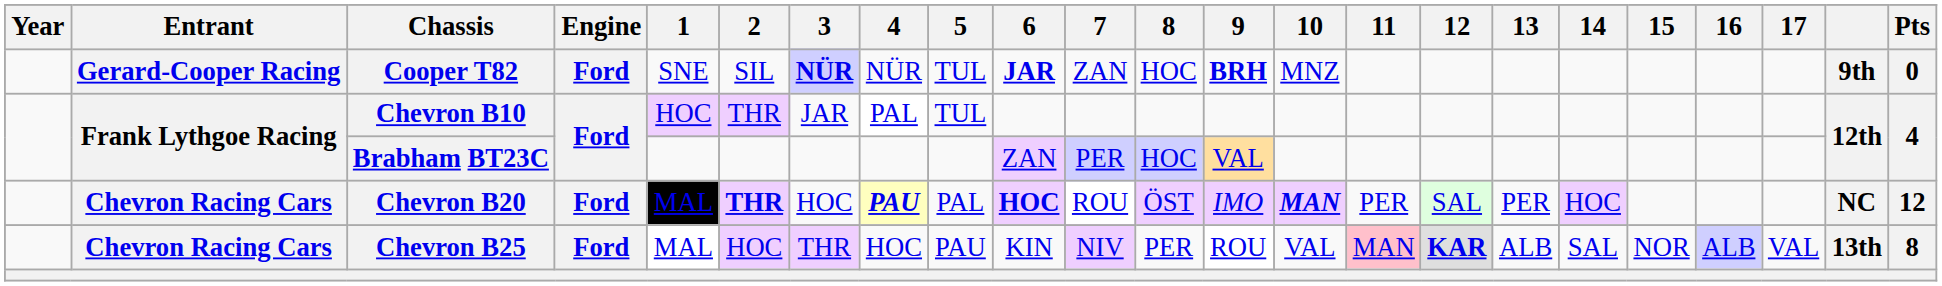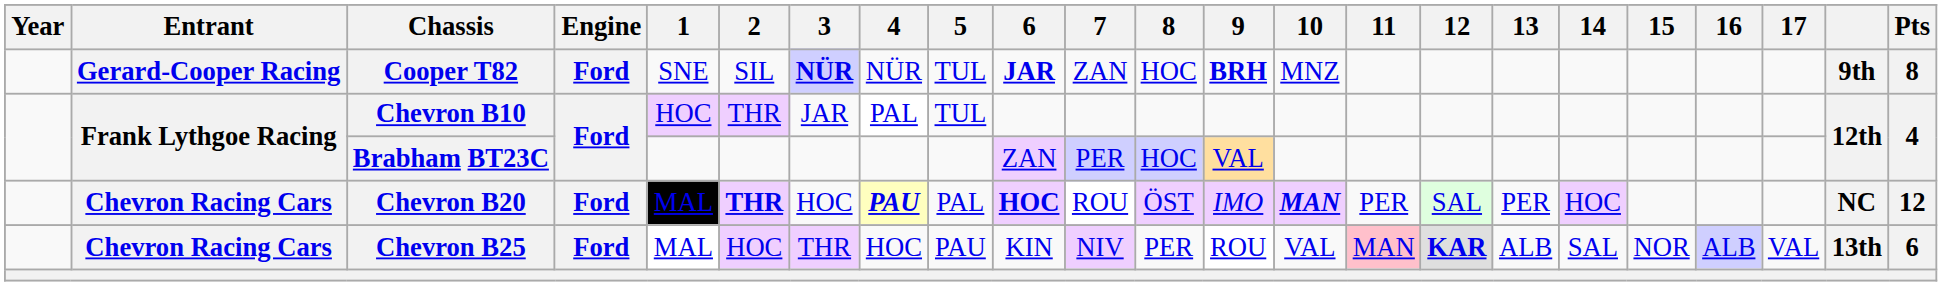(1912, 70) 0 -> (1912, 70) 8
(1912, 246) 8 -> (1912, 246) 6
